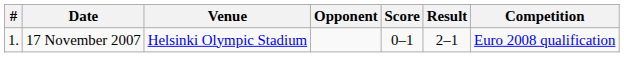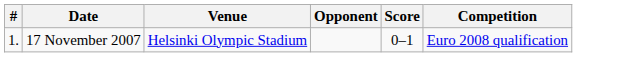- column: (447, 16)
